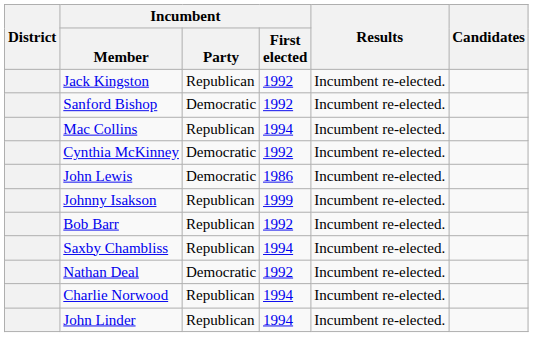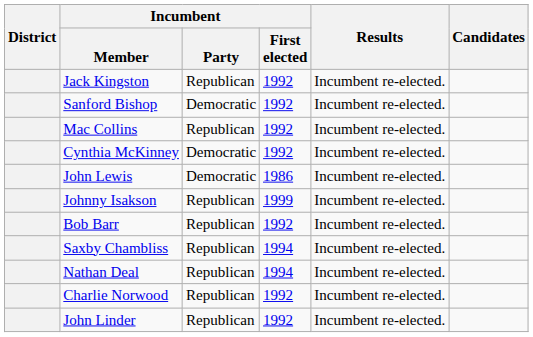(278, 128) 1994 -> (278, 128) 1992
(221, 271) Democratic -> (220, 271) Republican
(278, 271) 1992 -> (278, 271) 1994
(278, 295) 1994 -> (278, 295) 1992
(278, 319) 1994 -> (278, 319) 1992
